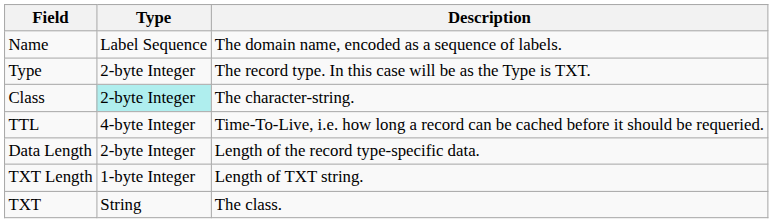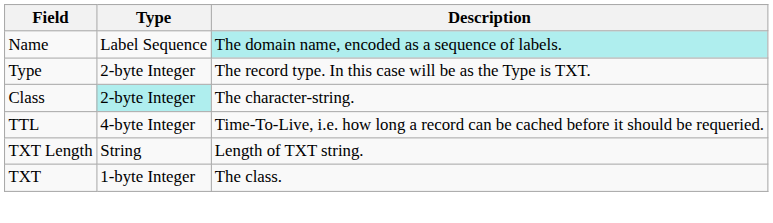(388, 44) no background -> (388, 44) paleturquoise background
- row: (50, 151)
(148, 177) 1-byte Integer -> (121, 151) String
(121, 204) String -> (148, 177) 1-byte Integer
